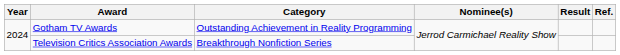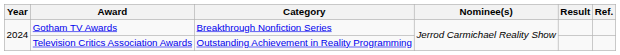(304, 27) Outstanding Achievement in Reality Programming -> (264, 27) Breakthrough Nonfiction Series
(264, 43) Breakthrough Nonfiction Series -> (304, 43) Outstanding Achievement in Reality Programming
